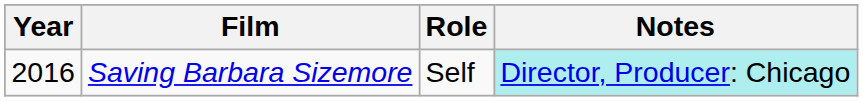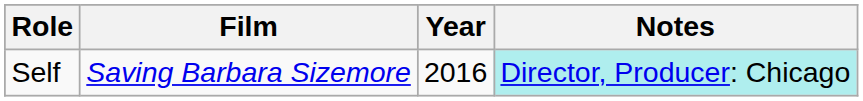columns swapped: (43, 27) <-> (456, 27)
